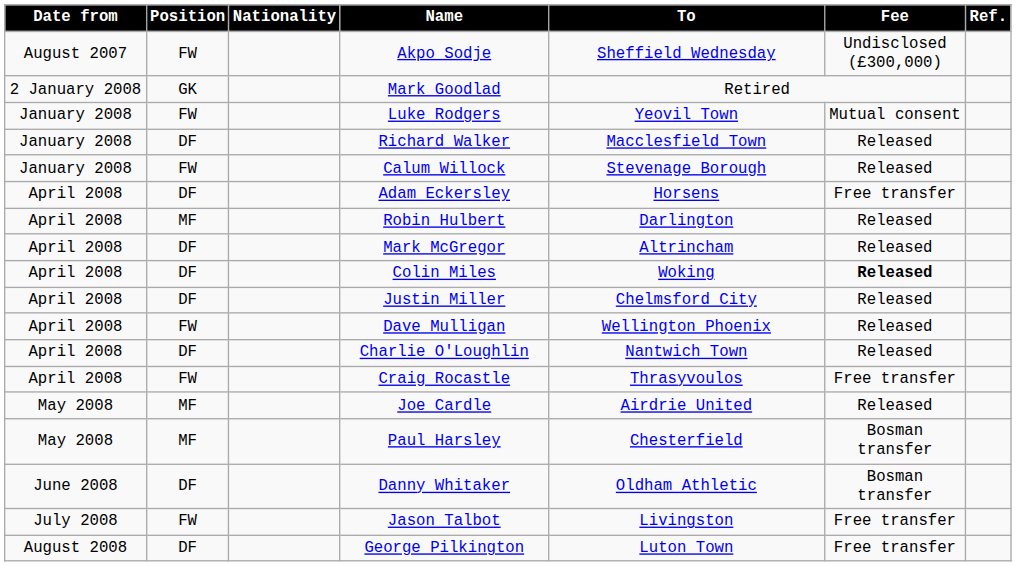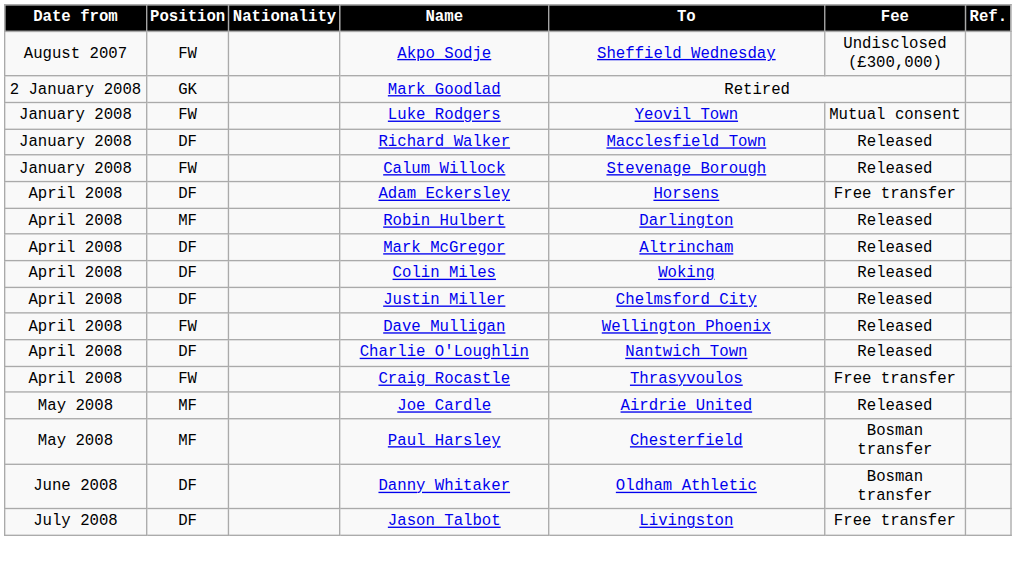(895, 273) bold -> (895, 273) normal
(188, 522) FW -> (188, 522) DF
- row: (444, 548)
